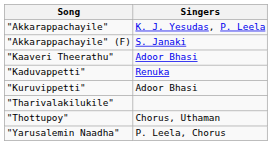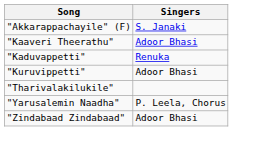- row: (57, 27)
- row: (38, 118)
+ row: (66, 118)
